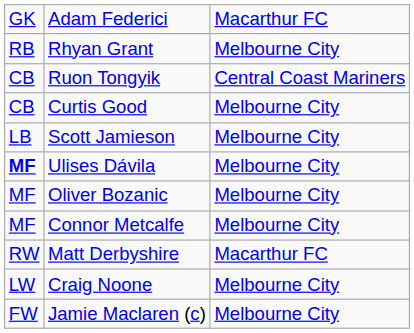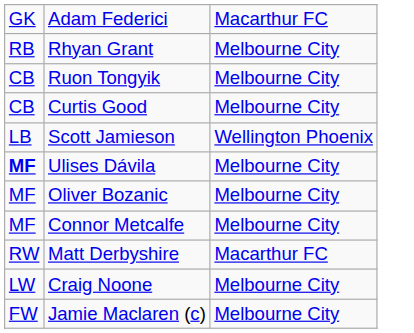(310, 78) Central Coast Mariners -> (277, 78) Melbourne City
(277, 136) Melbourne City -> (294, 136) Wellington Phoenix
